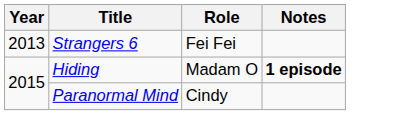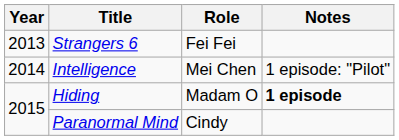+ row: (94, 69)
